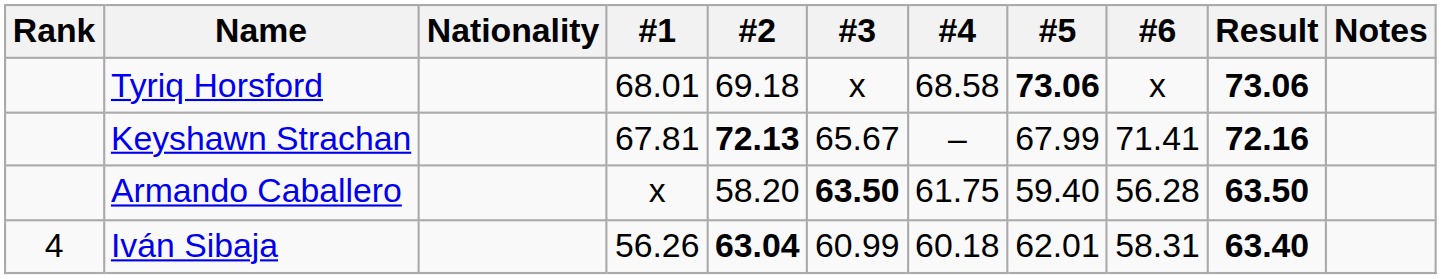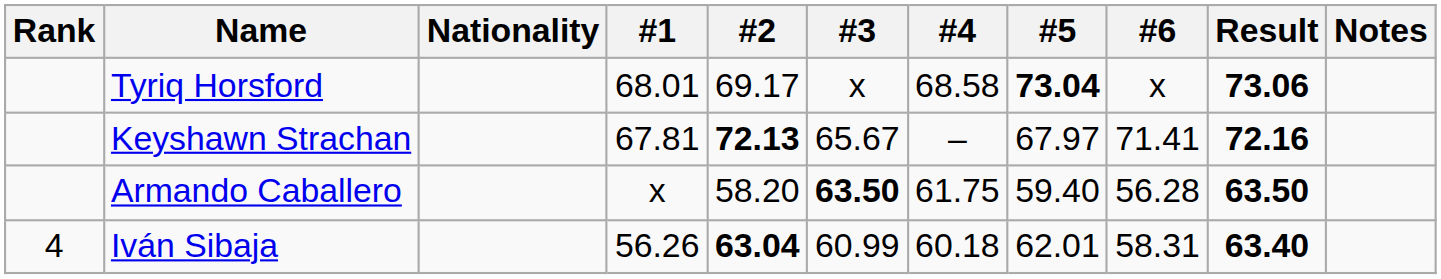(757, 84) 69.18 -> (757, 84) 69.17
(1057, 84) 73.06 -> (1057, 84) 73.04
(1057, 138) 67.99 -> (1057, 138) 67.97
